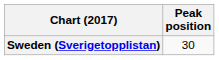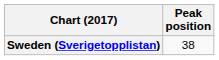(188, 45) 30 -> (188, 45) 38
